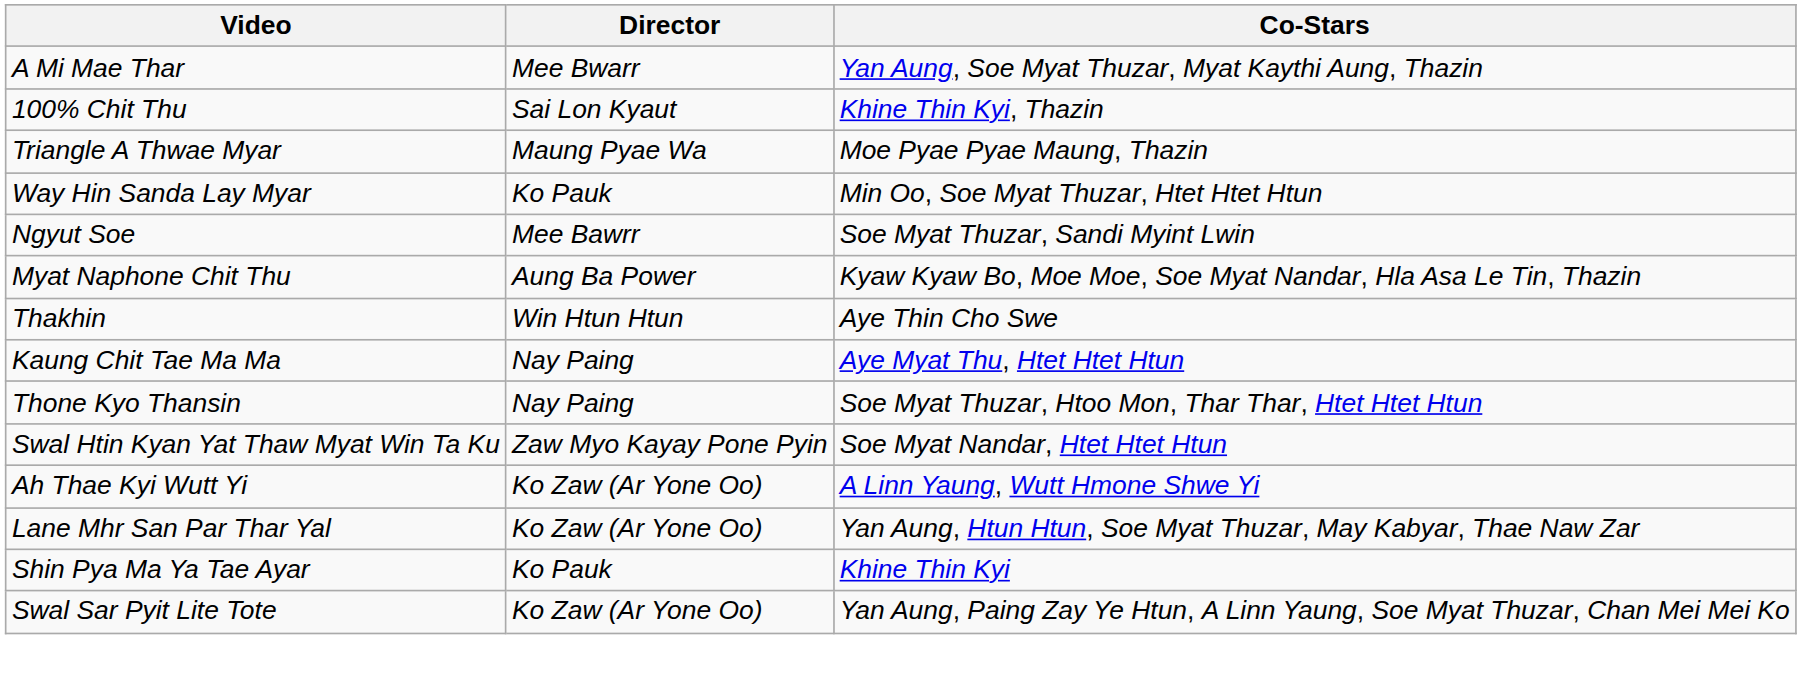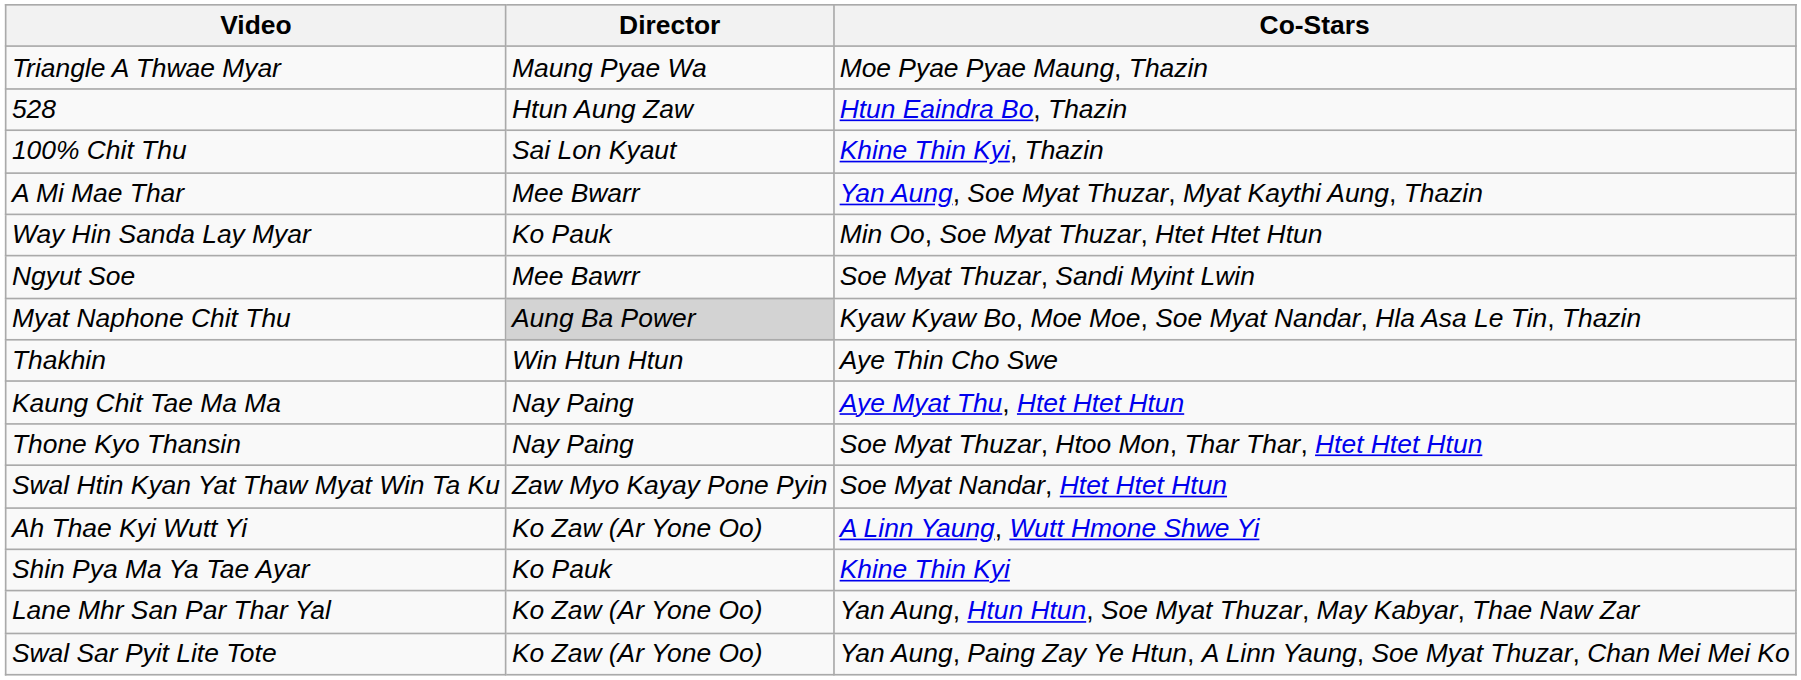rows swapped: (98, 67) <-> (146, 151)
+ row: (34, 109)
(604, 276) no background -> (604, 318) lightgrey background
rows swapped: (171, 527) <-> (161, 569)
